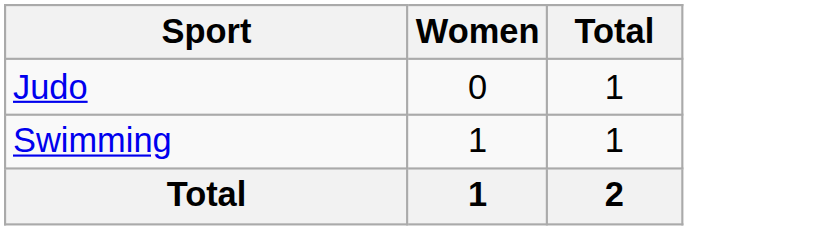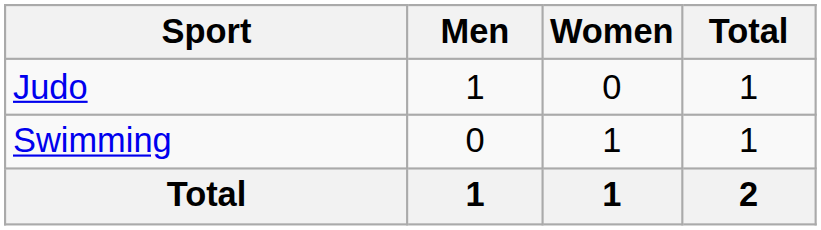+ column: (475, 31)
